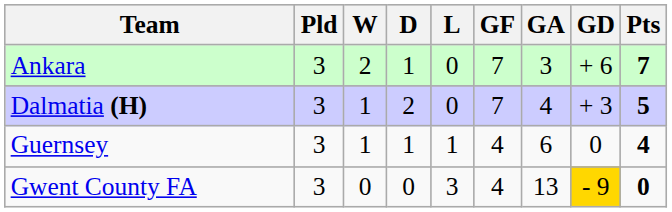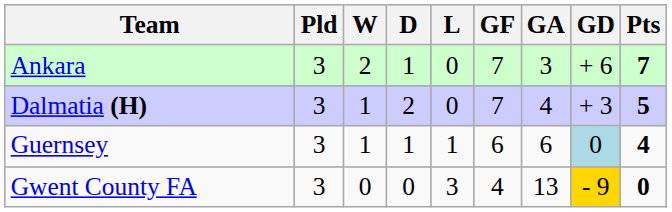(497, 145) 4 -> (497, 145) 6
(596, 145) no background -> (596, 145) lightblue background
